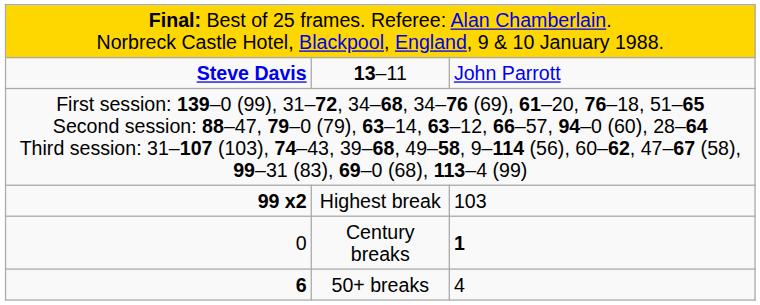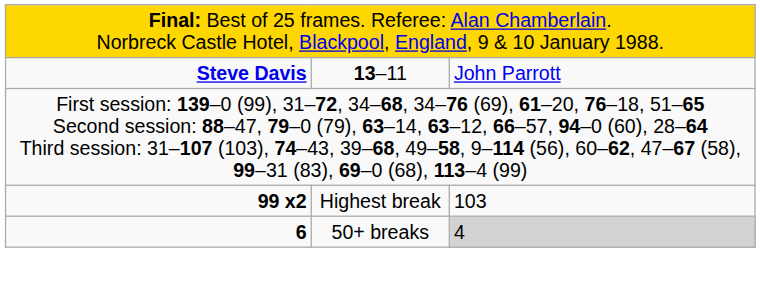- row: (380, 243)
(459, 285) no background -> (459, 232) lightgrey background
